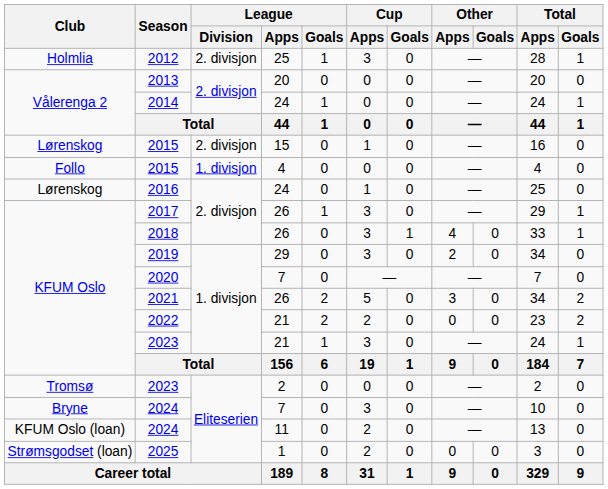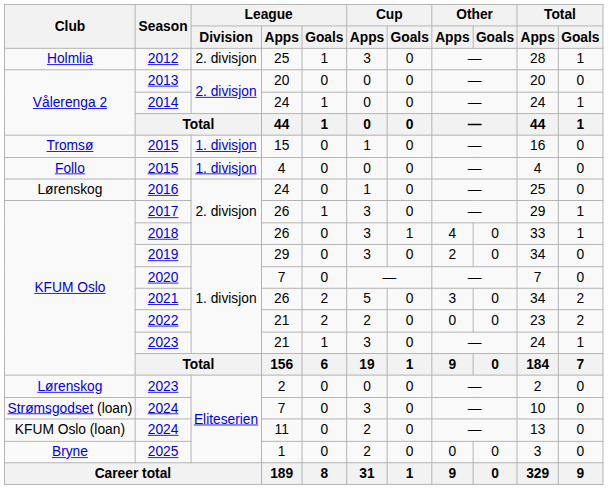(70, 146) Lørenskog -> (70, 146) Tromsø
(226, 146) 2. divisjon -> (226, 146) 1. divisjon
(70, 386) Tromsø -> (70, 386) Lørenskog
(70, 408) Bryne -> (70, 408) Strømsgodset (loan)
(70, 451) Strømsgodset (loan) -> (70, 451) Bryne
